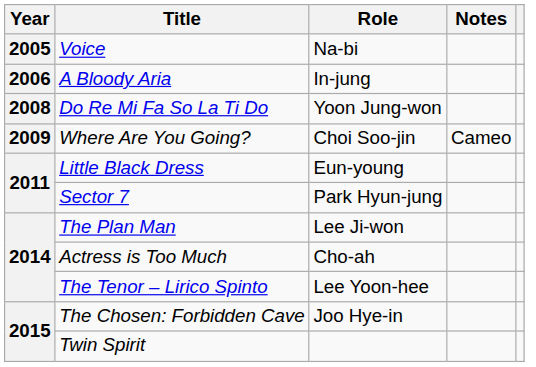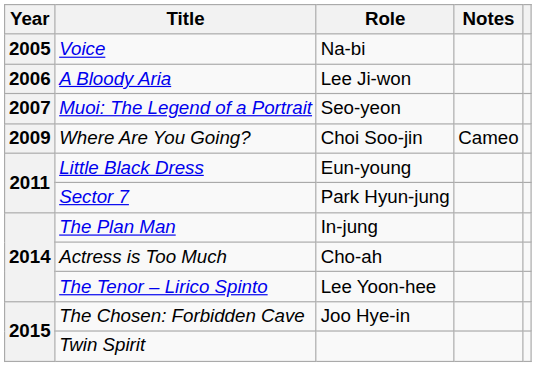(342, 78) In-jung -> (366, 78) Lee Ji-won
+ row: (186, 108)
- row: (164, 108)
(359, 227) Lee Ji-won -> (349, 227) In-jung
